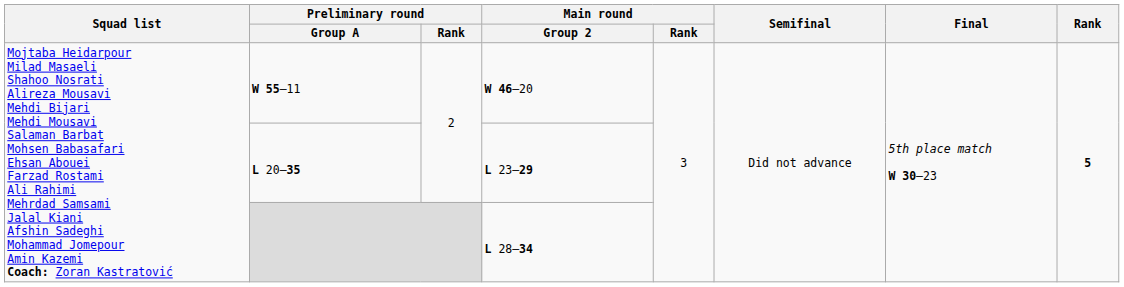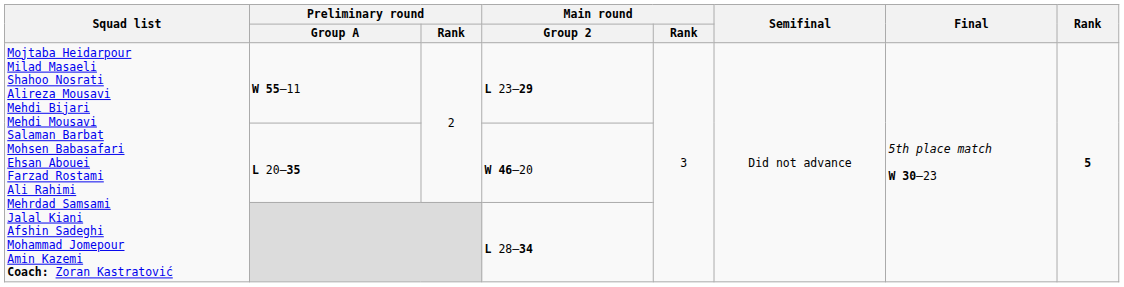(509, 89) W 46–20 -> (509, 89) L 23–29
(509, 169) L 23–29 -> (509, 169) W 46–20
